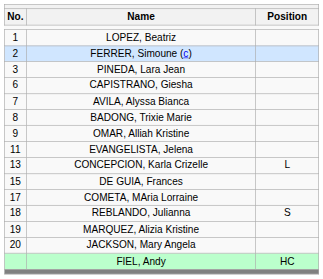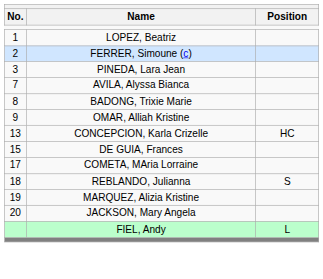- row: (15, 85)
- row: (15, 149)
(287, 165) L -> (287, 133) HC
(287, 261) HC -> (287, 229) L
